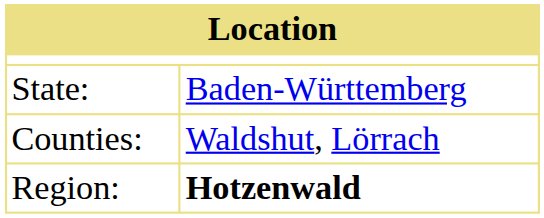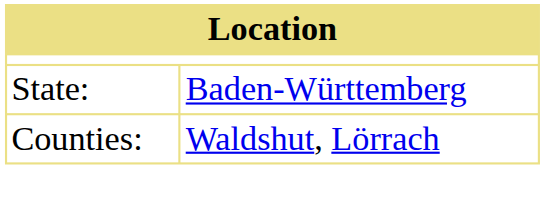- row: (66, 187)
